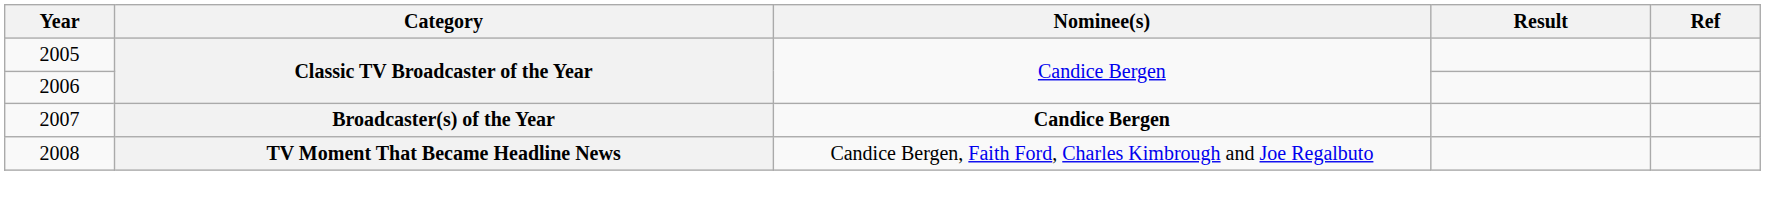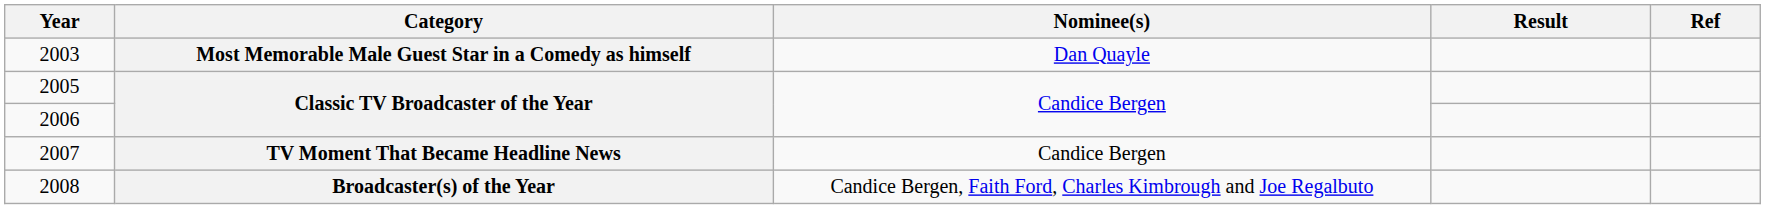+ row: (60, 54)
(444, 120) Broadcaster(s) of the Year -> (444, 153) TV Moment That Became Headline News
(1102, 120) bold -> (1102, 153) normal
(444, 153) TV Moment That Became Headline News -> (444, 186) Broadcaster(s) of the Year
